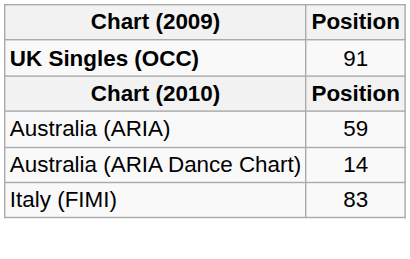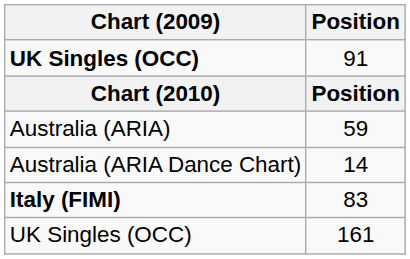(63, 199) normal -> (65, 199) bold
+ row: (356, 235)
